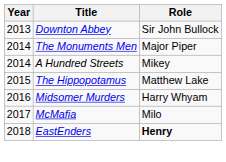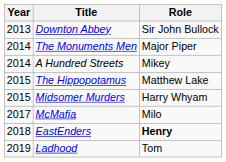(19, 98) 2016 -> (19, 98) 2015
+ row: (56, 149)
